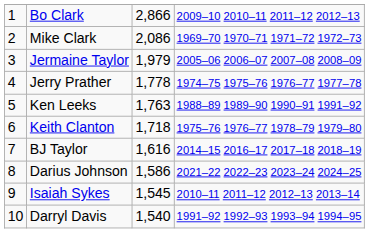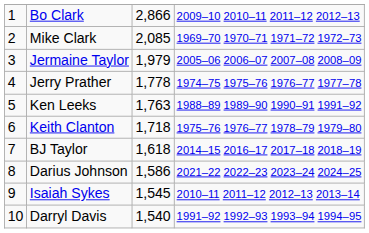(153, 37) 2,086 -> (153, 37) 2,085
(153, 149) 1,616 -> (153, 149) 1,618
